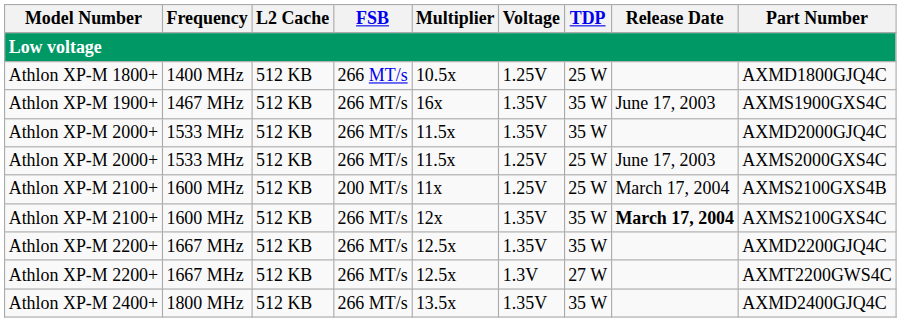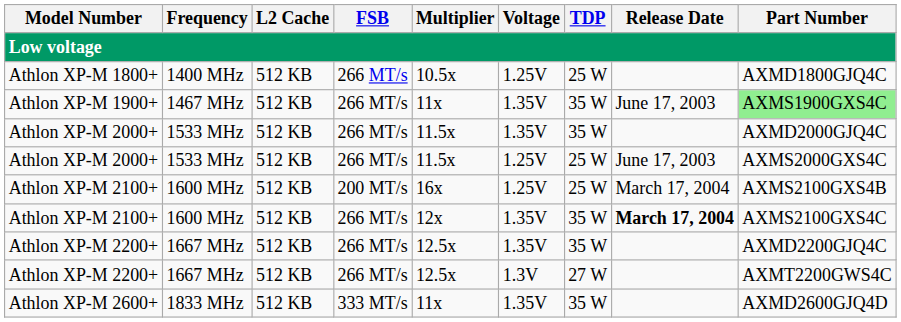(429, 103) 16x -> (429, 103) 11x
(814, 103) no background -> (814, 103) lightgreen background
(429, 189) 11x -> (429, 189) 16x
- row: (83, 302)
+ row: (83, 302)
